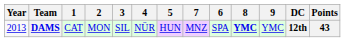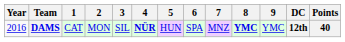columns swapped: (220, 12) <-> (196, 12)
(16, 28) 2013 -> (16, 28) 2016
(145, 28) normal -> (145, 28) bold
(325, 28) 43 -> (325, 28) 40
